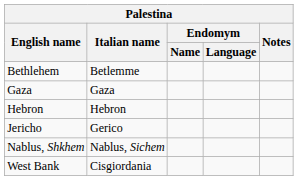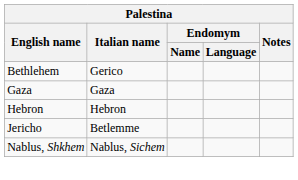(115, 71) Betlemme -> (106, 71) Gerico
(106, 128) Gerico -> (115, 128) Betlemme
- row: (33, 166)
